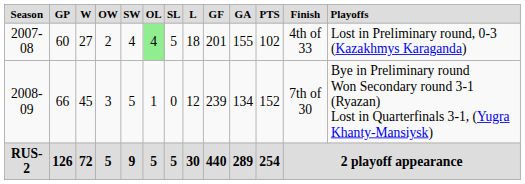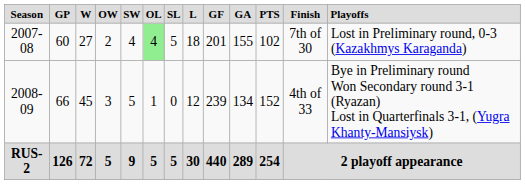(305, 41) 4th of 33 -> (305, 41) 7th of 30
(305, 101) 7th of 30 -> (305, 101) 4th of 33
